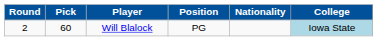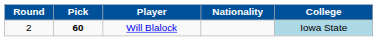- column: (199, 12)
(66, 28) normal -> (78, 28) bold
